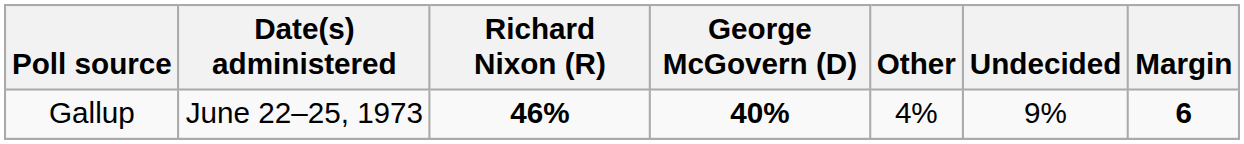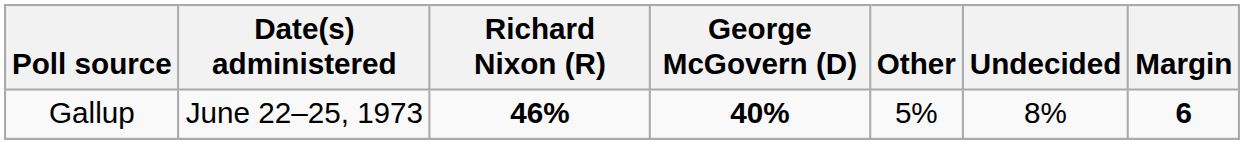(916, 113) 4% -> (916, 113) 5%
(1046, 113) 9% -> (1046, 113) 8%
